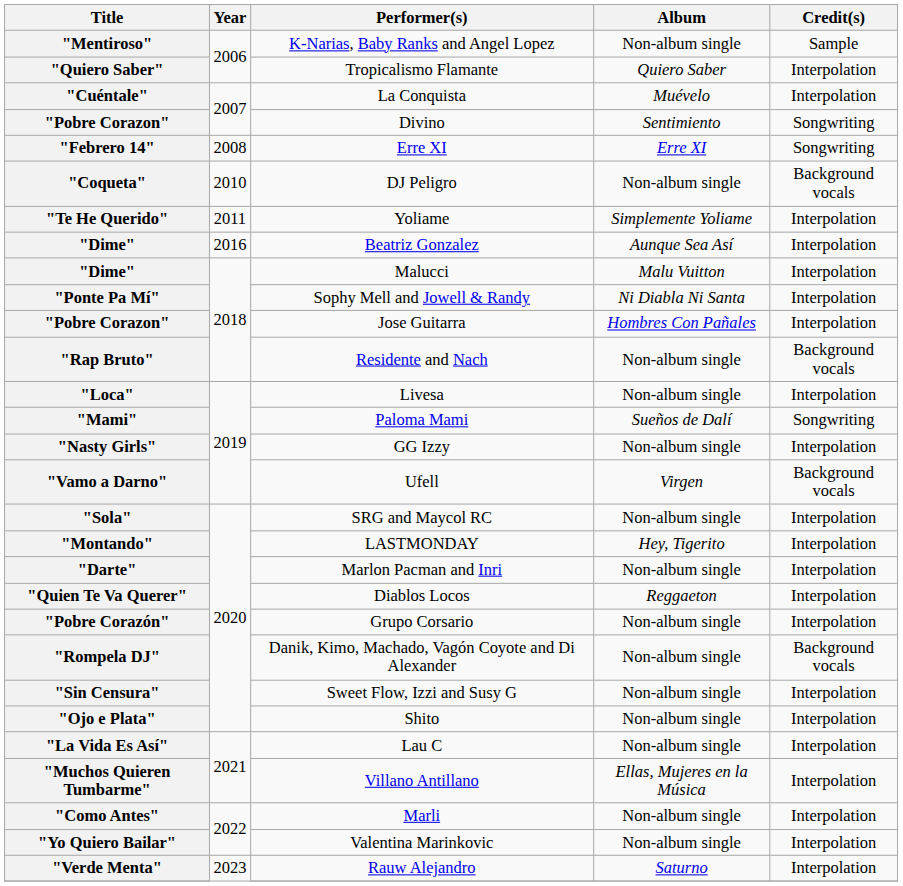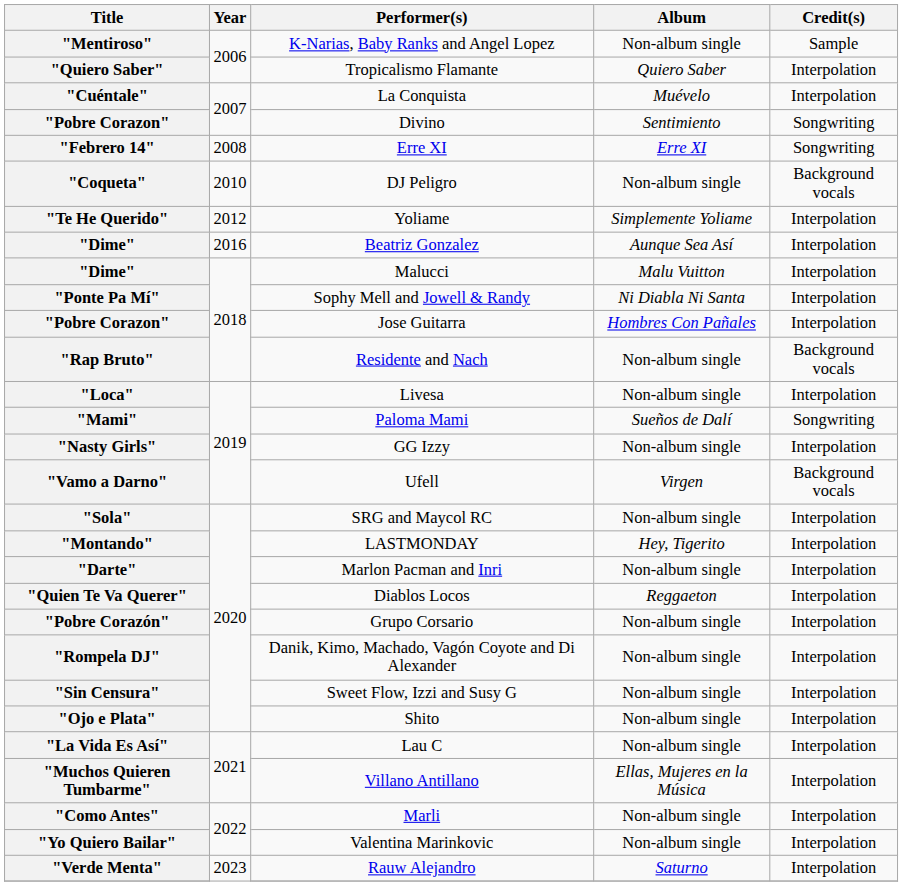(230, 219) 2011 -> (230, 219) 2012
(834, 657) Background vocals -> (834, 657) Interpolation
